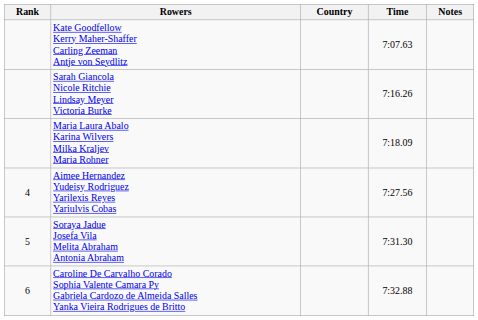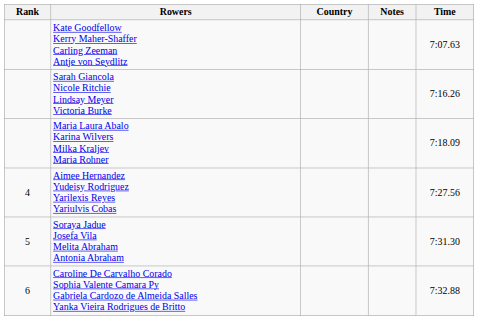columns swapped: (397, 12) <-> (450, 12)
